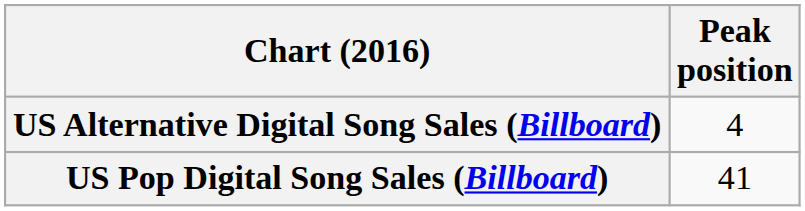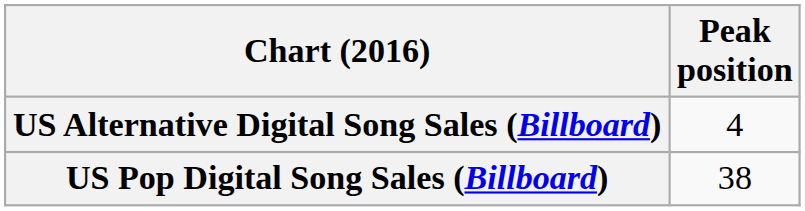(735, 177) 41 -> (735, 177) 38
